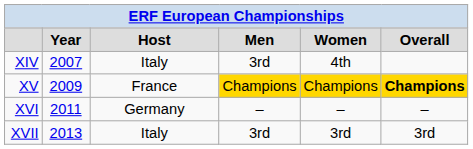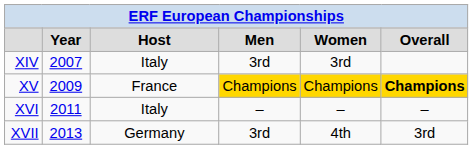(341, 63) 4th -> (341, 63) 3rd
(154, 109) Germany -> (154, 109) Italy
(154, 133) Italy -> (154, 133) Germany
(341, 133) 3rd -> (341, 133) 4th
